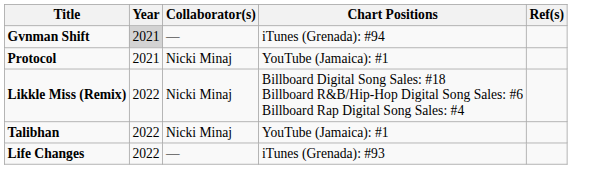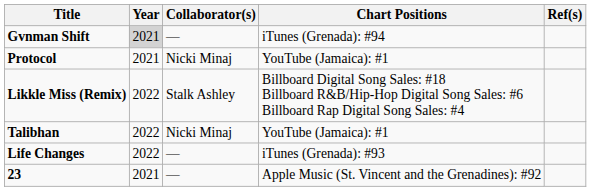(199, 95) Nicki Minaj -> (200, 95) Stalk Ashley
+ row: (14, 175)
